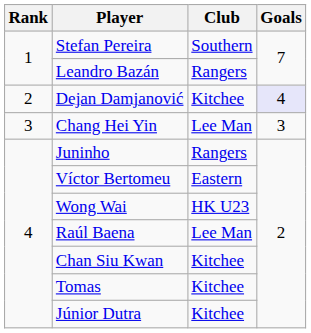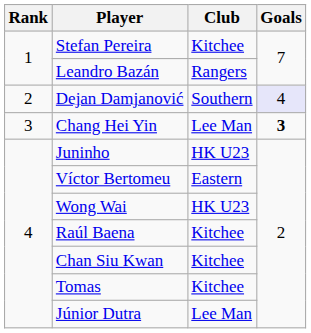(222, 44) Southern -> (218, 44) Kitchee
(218, 98) Kitchee -> (222, 98) Southern
(281, 125) normal -> (281, 125) bold
(219, 152) Rangers -> (220, 152) HK U23
(222, 233) Lee Man -> (218, 233) Kitchee
(218, 313) Kitchee -> (222, 313) Lee Man
